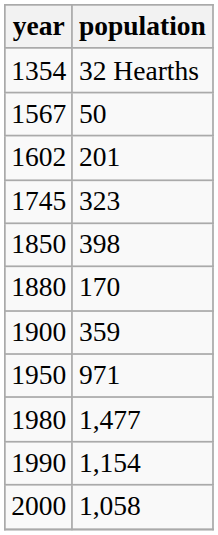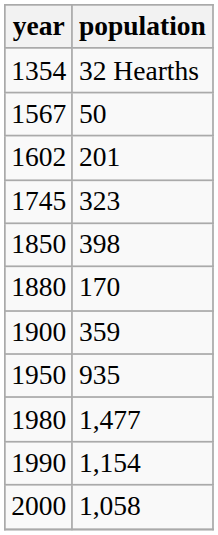(100, 375) 971 -> (100, 375) 935
